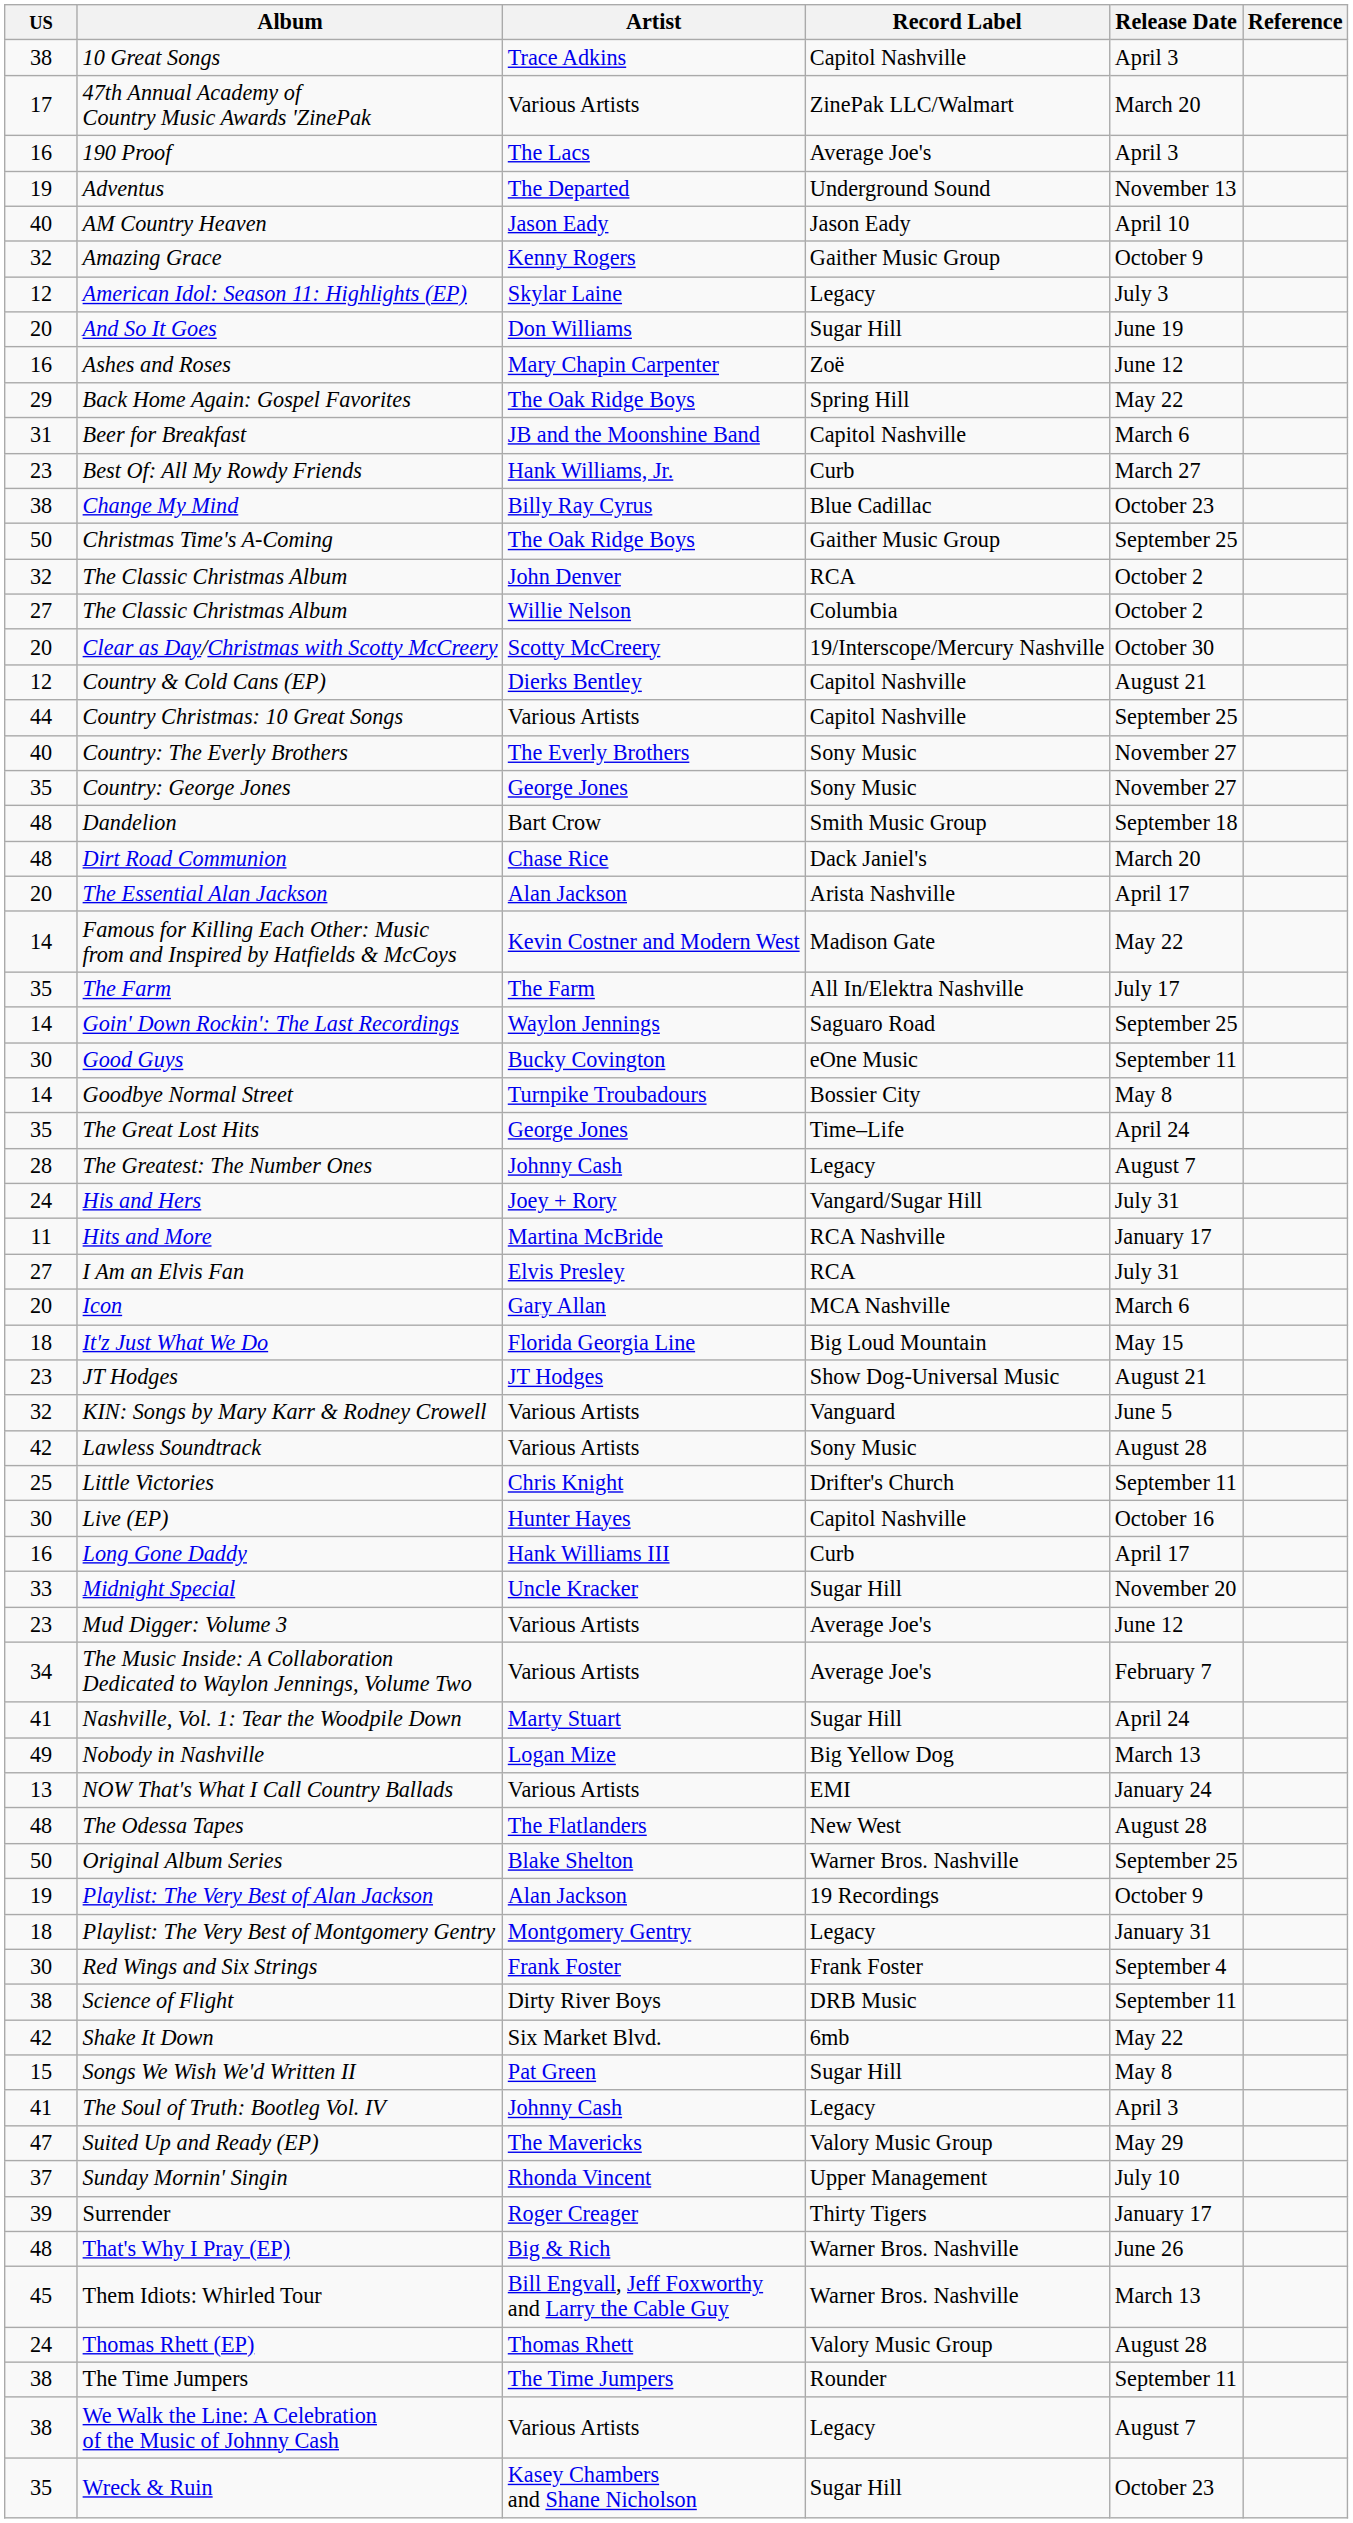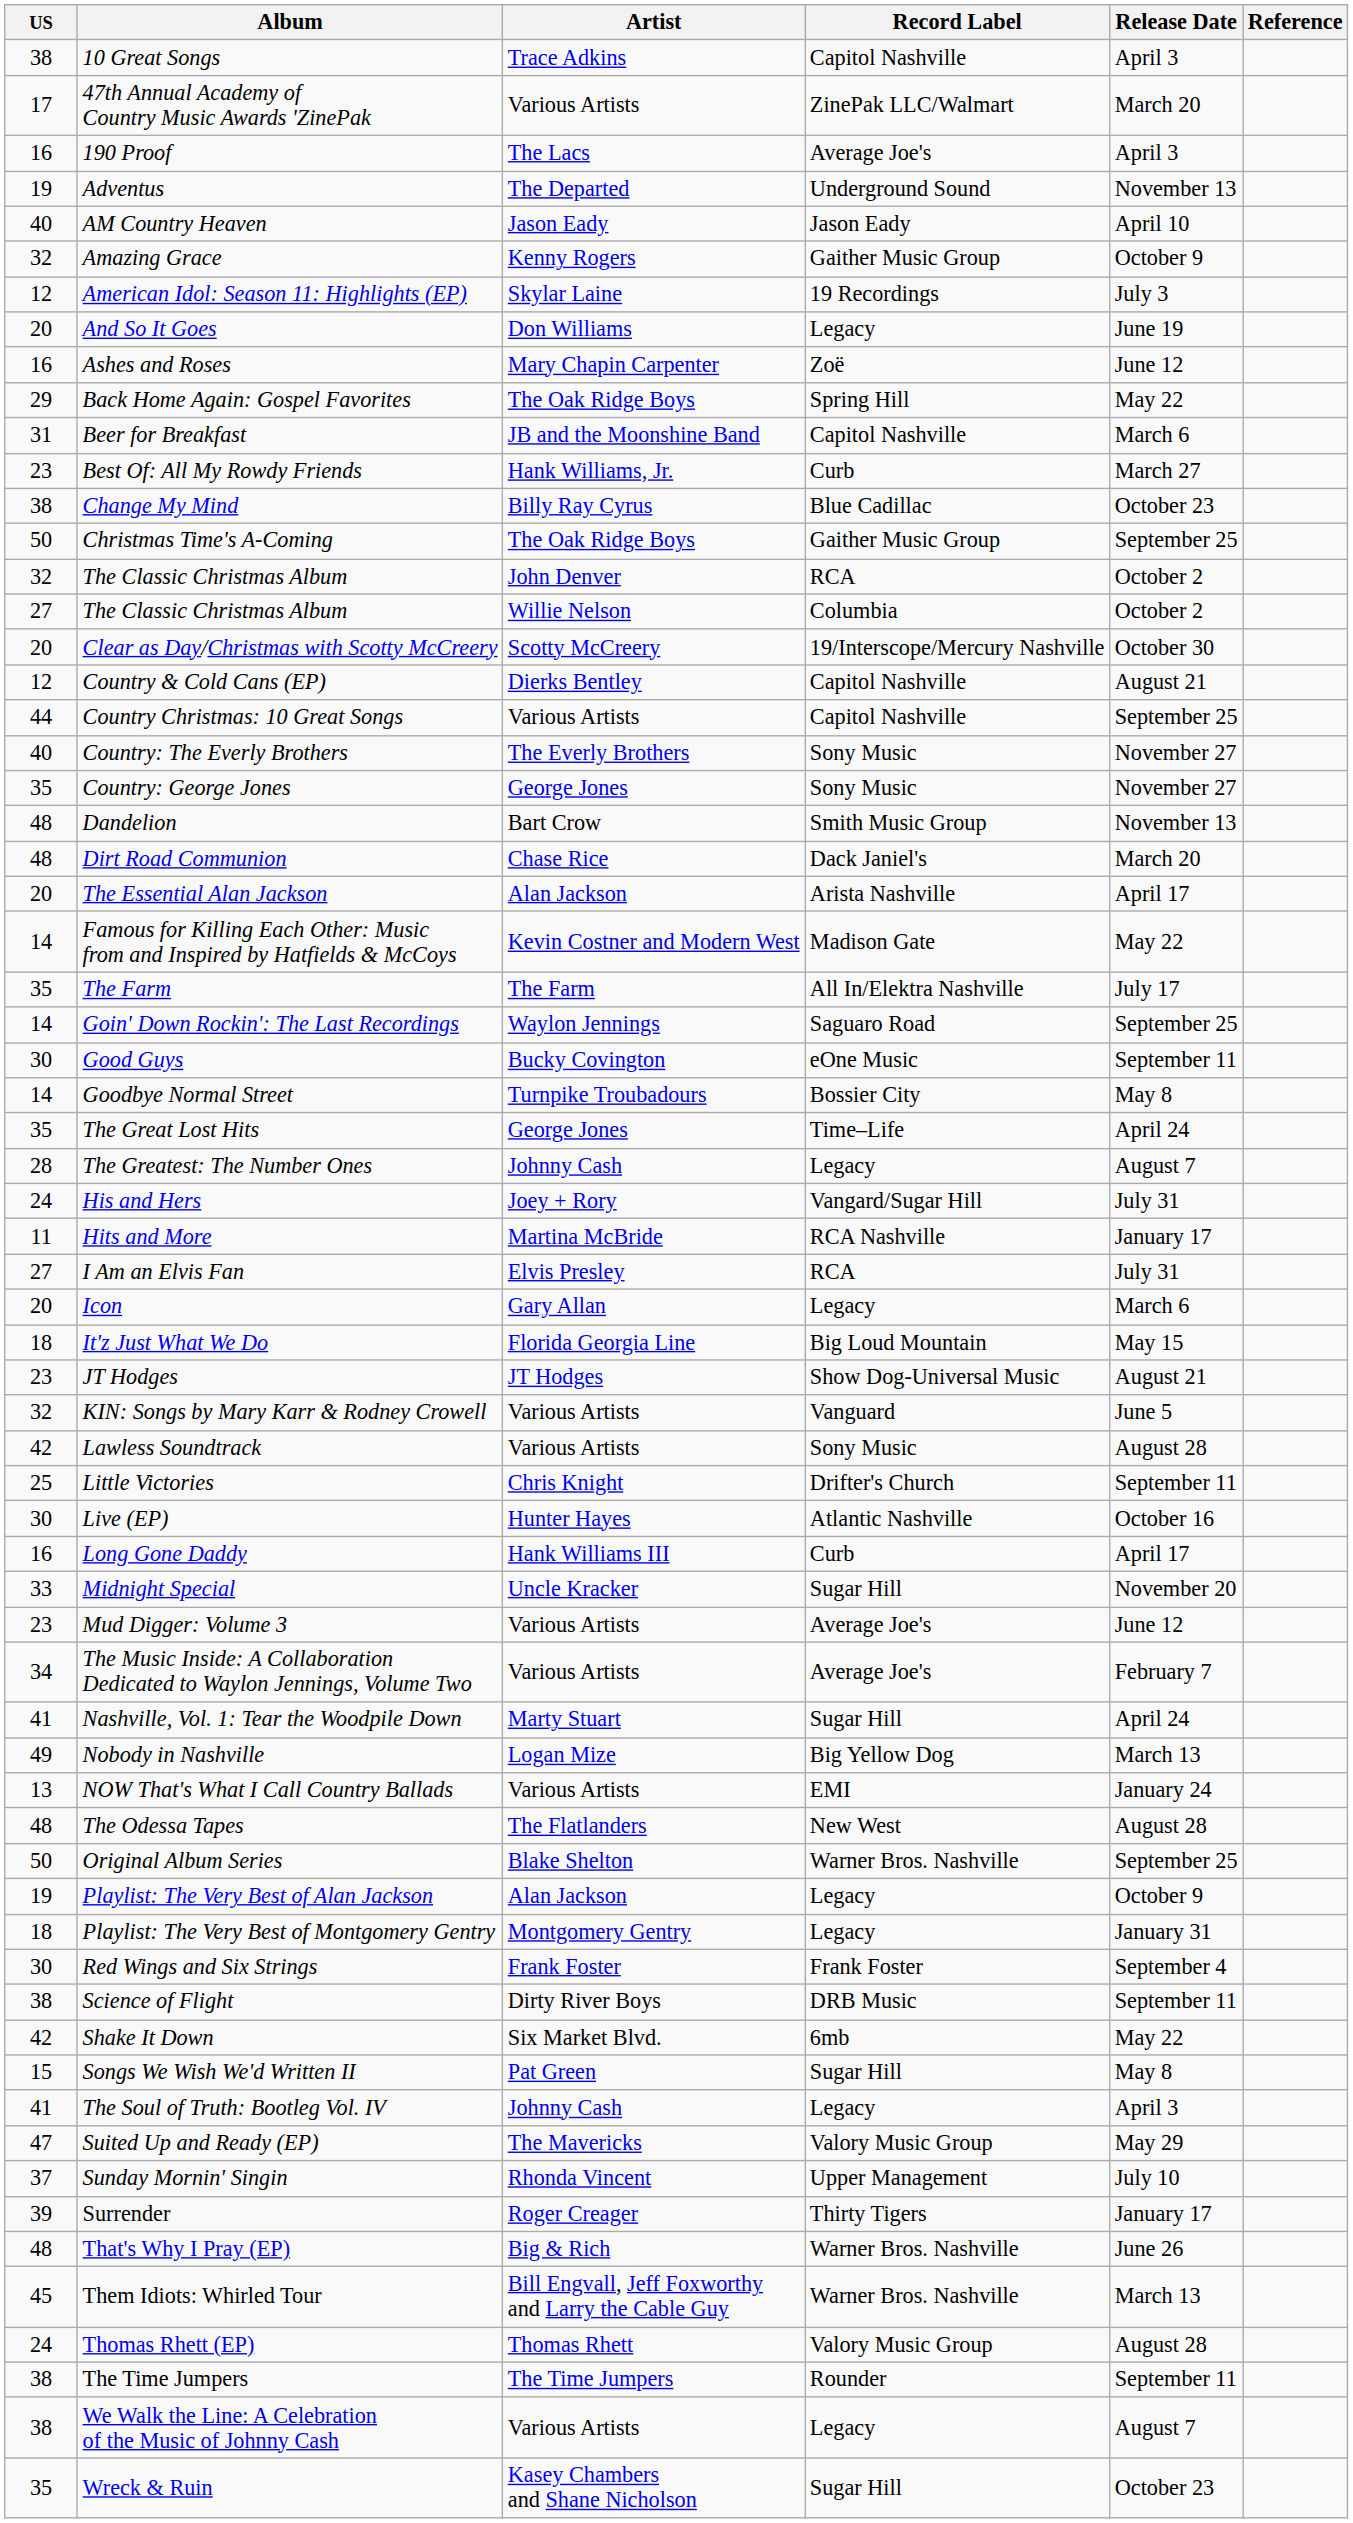(843, 294) Legacy -> (874, 294) 19 Recordings
(856, 329) Sugar Hill -> (843, 329) Legacy
(1176, 823) September 18 -> (1176, 823) November 13
(880, 1306) MCA Nashville -> (843, 1306) Legacy
(888, 1518) Capitol Nashville -> (891, 1518) Atlantic Nashville
(874, 1896) 19 Recordings -> (843, 1896) Legacy
